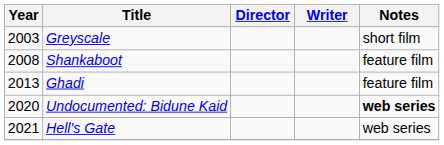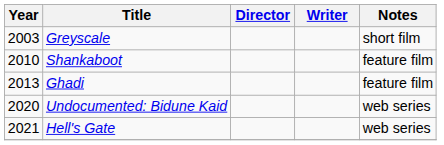(24, 60) 2008 -> (24, 60) 2010
(399, 106) bold -> (397, 106) normal
